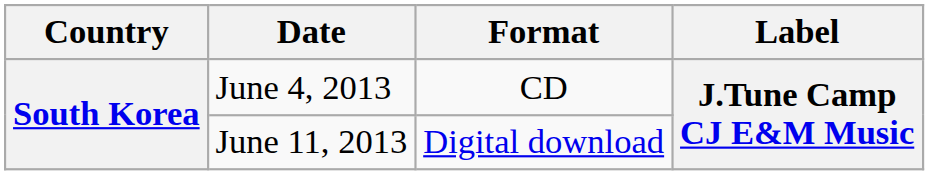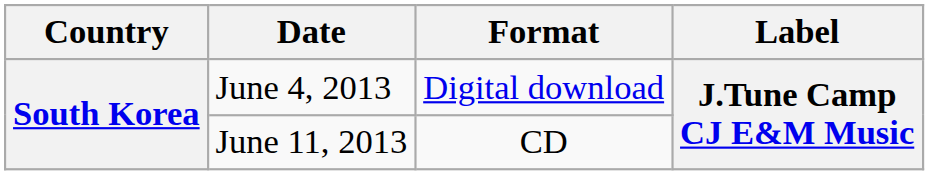(544, 86) CD -> (544, 86) Digital download
(544, 141) Digital download -> (544, 141) CD
